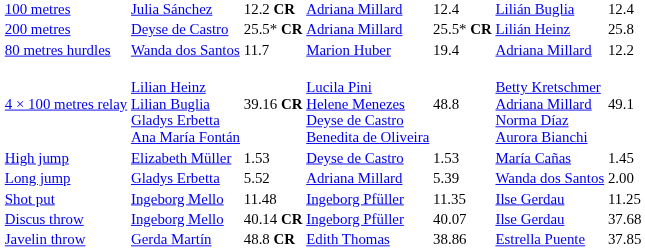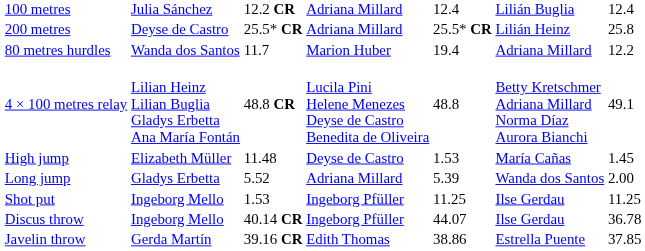(273, 104) 39.16 CR -> (269, 104) 48.8 CR
(257, 157) 1.53 -> (260, 157) 11.48
(260, 198) 11.48 -> (257, 198) 1.53
(449, 198) 11.35 -> (449, 198) 11.25
(450, 219) 40.07 -> (450, 219) 44.07
(625, 219) 37.68 -> (625, 219) 36.78
(269, 239) 48.8 CR -> (273, 239) 39.16 CR
